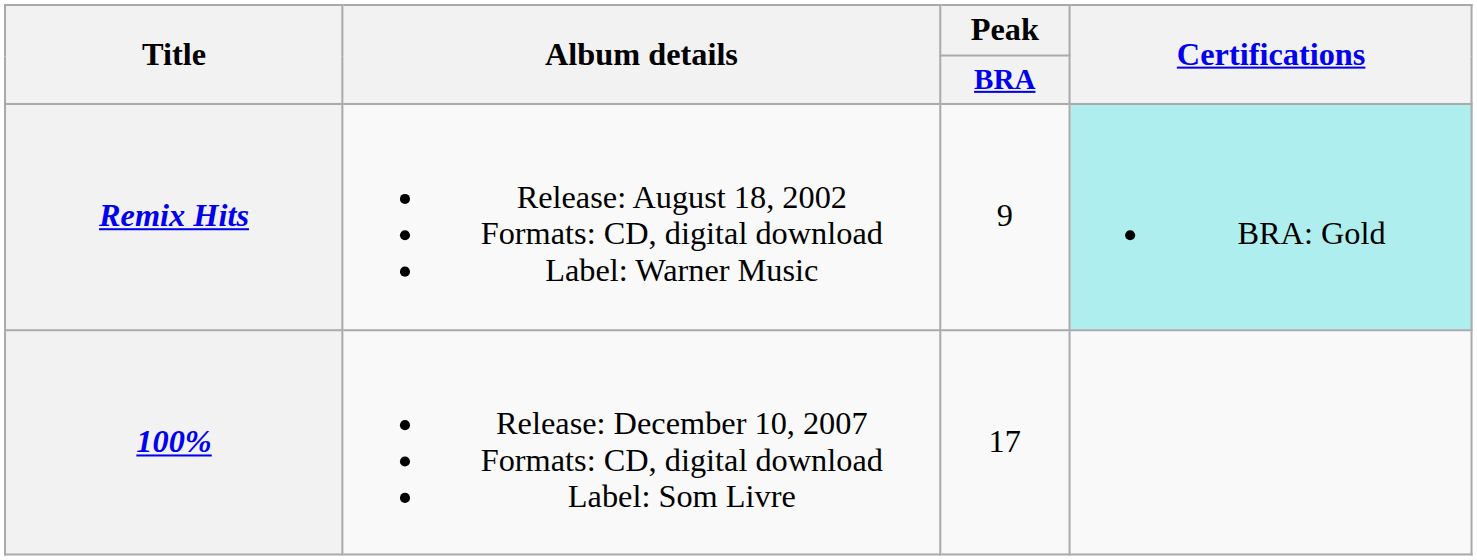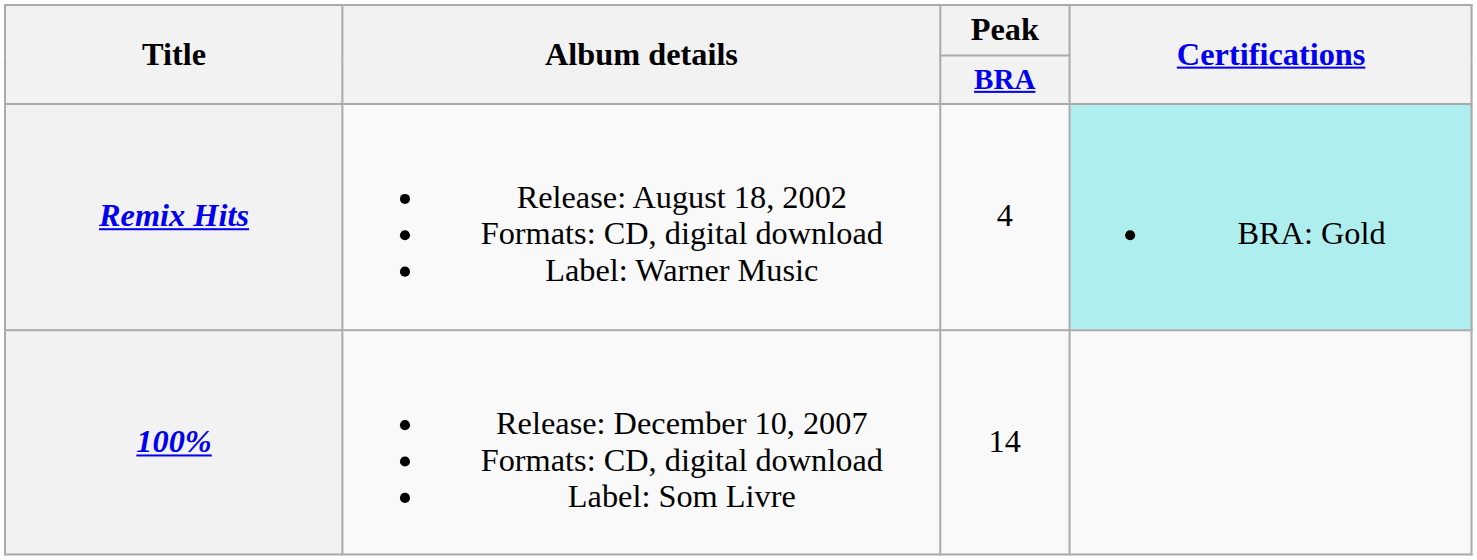(1005, 216) 9 -> (1005, 216) 4
(1005, 441) 17 -> (1005, 441) 14
